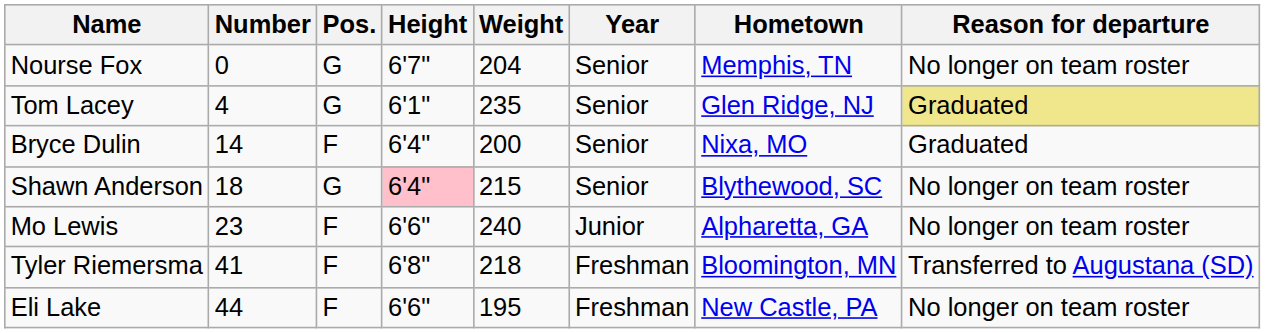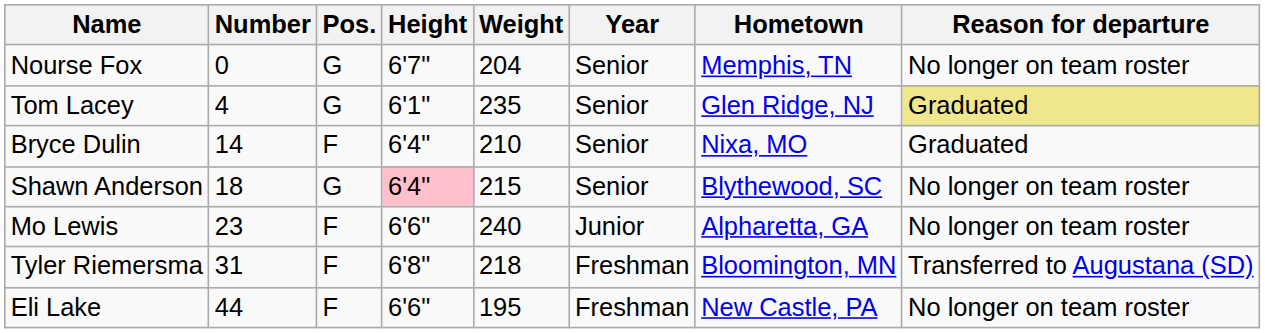(500, 145) 200 -> (500, 145) 210
(229, 266) 41 -> (229, 266) 31
